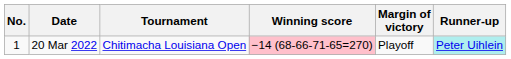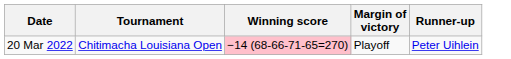- column: (17, 20)
(470, 45) paleturquoise background -> (445, 45) no background
